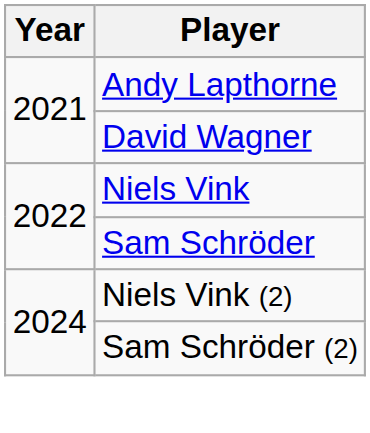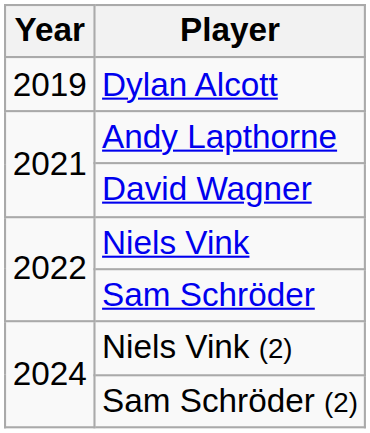+ row: (190, 83)
